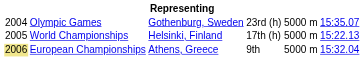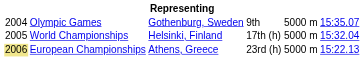(264, 22) 23rd (h) -> (253, 22) 9th
(340, 36) 15:22.13 -> (340, 36) 15:32.04
(253, 50) 9th -> (264, 50) 23rd (h)
(340, 50) 15:32.04 -> (340, 50) 15:22.13
